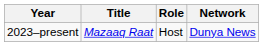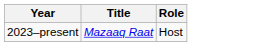- column: (223, 13)
